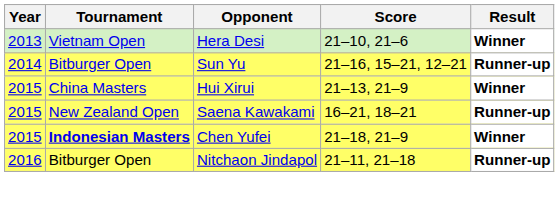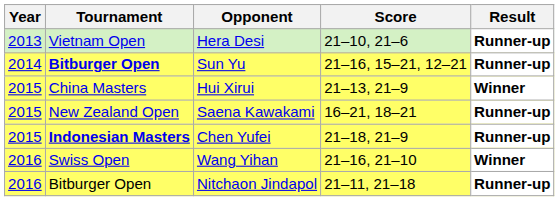(500, 41) Winner -> (512, 41) Runner-up
(100, 65) normal -> (104, 65) bold
(500, 136) Winner -> (512, 136) Runner-up
+ row: (237, 160)
